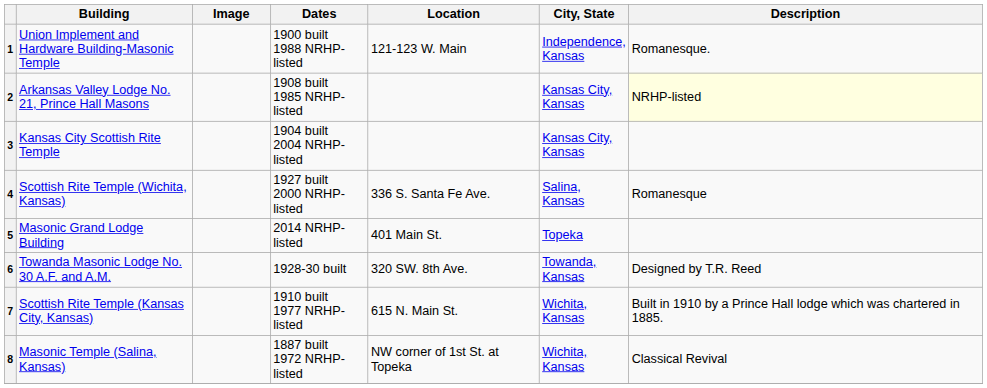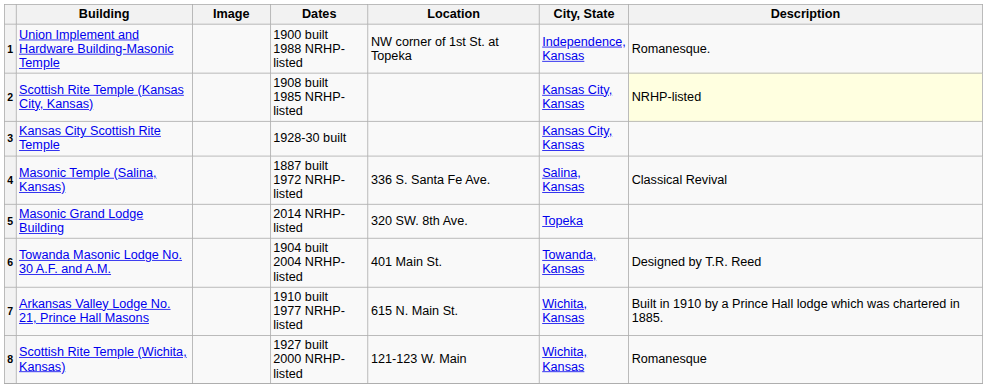(419, 48) 121-123 W. Main -> (435, 48) NW corner of 1st St. at Topeka
(95, 97) Arkansas Valley Lodge No. 21, Prince Hall Masons -> (101, 97) Scottish Rite Temple (Kansas City, Kansas)
(309, 145) 1904 built 2004 NRHP-listed -> (310, 138) 1928-30 built
(103, 194) Scottish Rite Temple (Wichita, Kansas) -> (88, 180) Masonic Temple (Salina, Kansas)
(309, 194) 1927 built 2000 NRHP-listed -> (309, 180) 1887 built 1972 NRHP-listed
(669, 194) Romanesque -> (679, 180) Classical Revival
(406, 235) 401 Main St. -> (419, 221) 320 SW. 8th Ave.
(310, 269) 1928-30 built -> (309, 262) 1904 built 2004 NRHP-listed
(419, 269) 320 SW. 8th Ave. -> (406, 262) 401 Main St.
(101, 311) Scottish Rite Temple (Kansas City, Kansas) -> (95, 311) Arkansas Valley Lodge No. 21, Prince Hall Masons
(88, 359) Masonic Temple (Salina, Kansas) -> (103, 359) Scottish Rite Temple (Wichita, Kansas)
(309, 359) 1887 built 1972 NRHP-listed -> (309, 359) 1927 built 2000 NRHP-listed
(435, 359) NW corner of 1st St. at Topeka -> (419, 359) 121-123 W. Main
(679, 359) Classical Revival -> (669, 359) Romanesque
